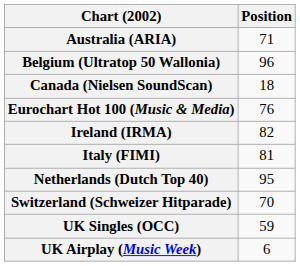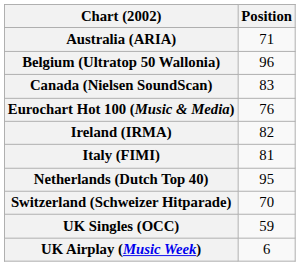(267, 86) 18 -> (267, 86) 83
